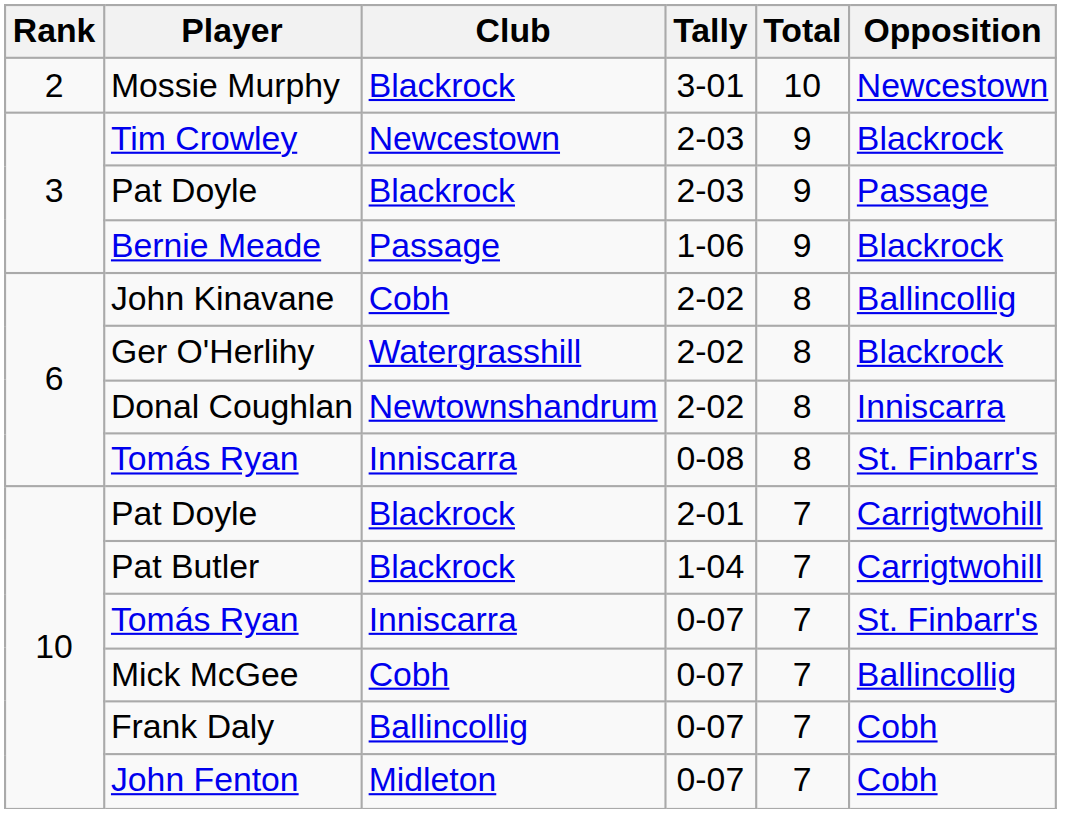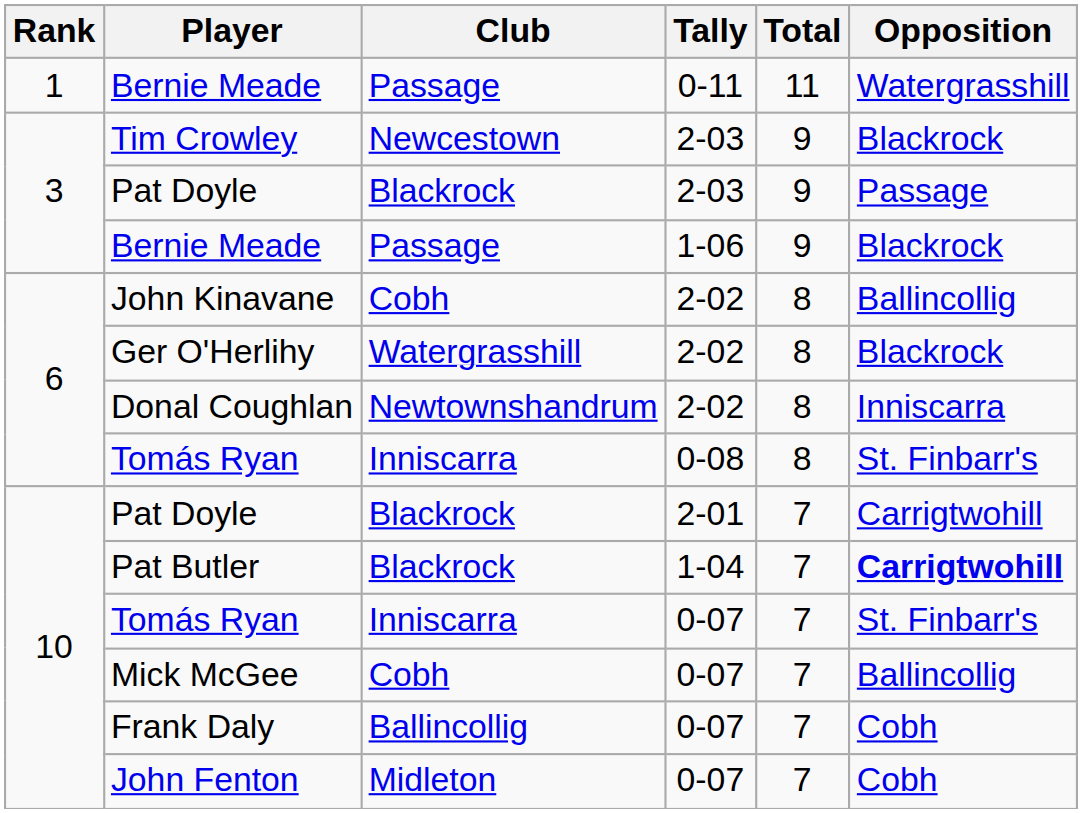+ row: (216, 84)
- row: (225, 84)
(950, 566) normal -> (960, 566) bold
